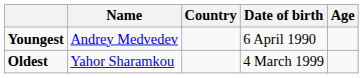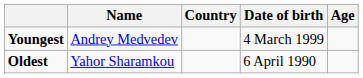(280, 38) 6 April 1990 -> (284, 38) 4 March 1999
(284, 61) 4 March 1999 -> (280, 61) 6 April 1990
